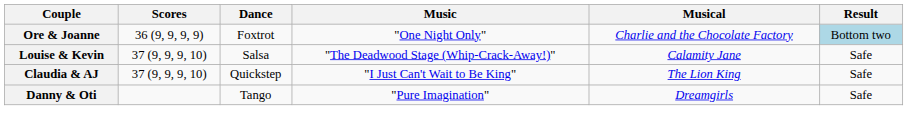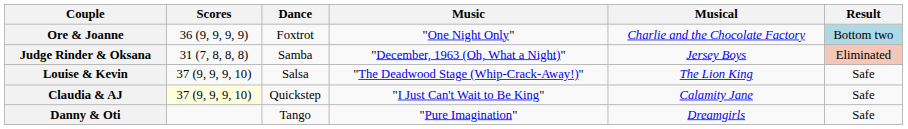+ row: (85, 54)
(704, 54) Calamity Jane -> (716, 74) The Lion King
(169, 74) no background -> (214, 94) lightyellow background
(704, 74) The Lion King -> (716, 94) Calamity Jane
